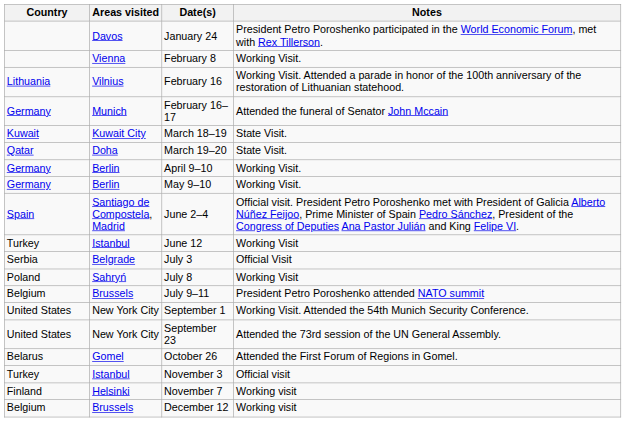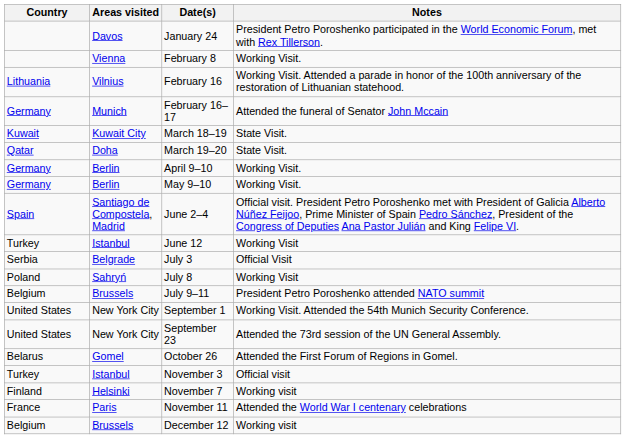+ row: (196, 408)
